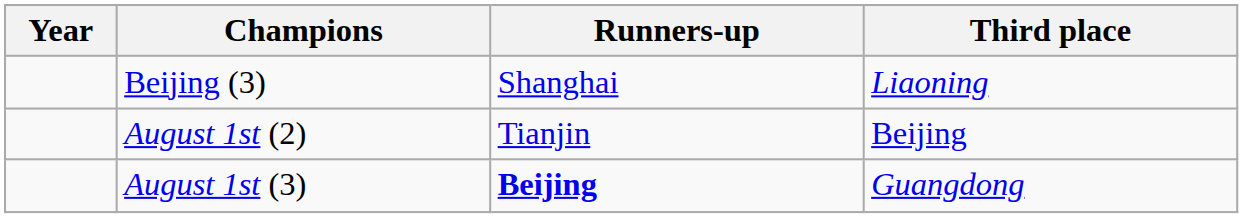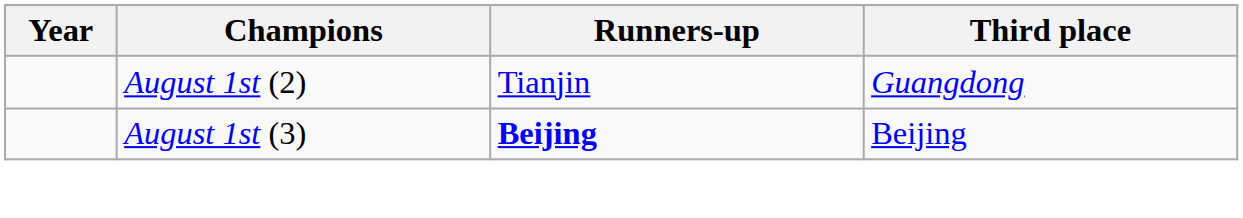- row: (195, 81)
(919, 133) Beijing -> (948, 81) Guangdong
(948, 184) Guangdong -> (919, 133) Beijing
